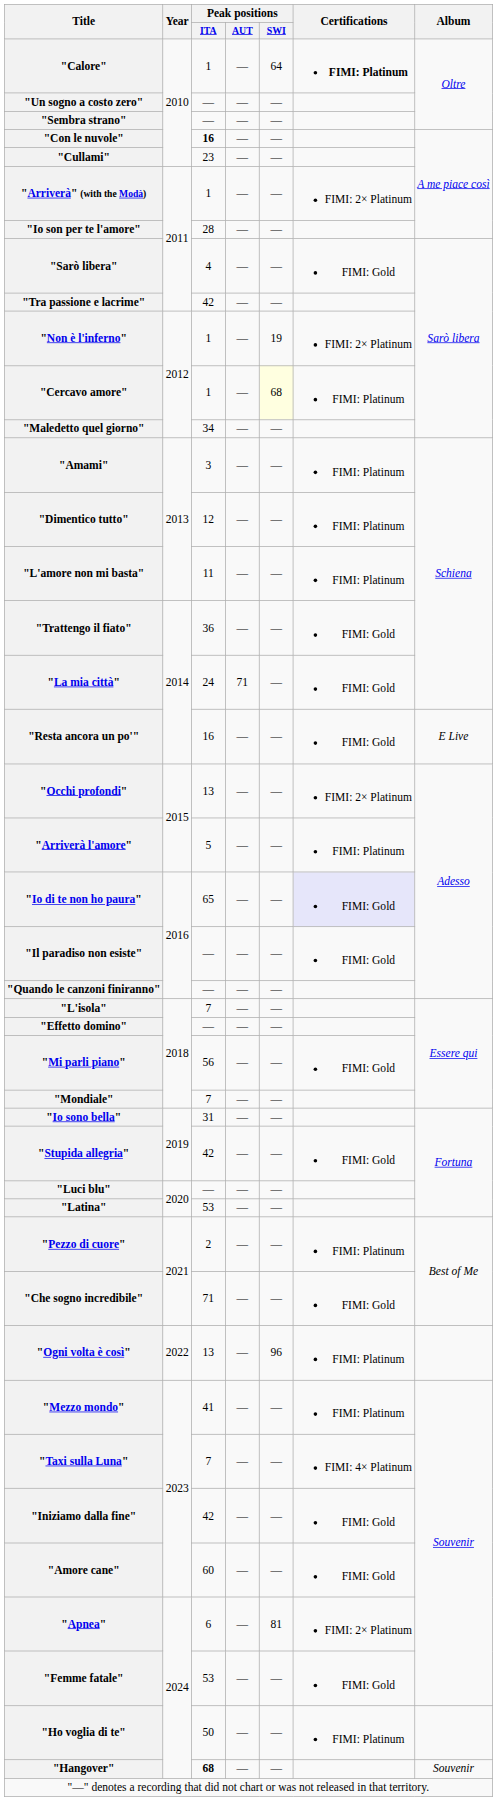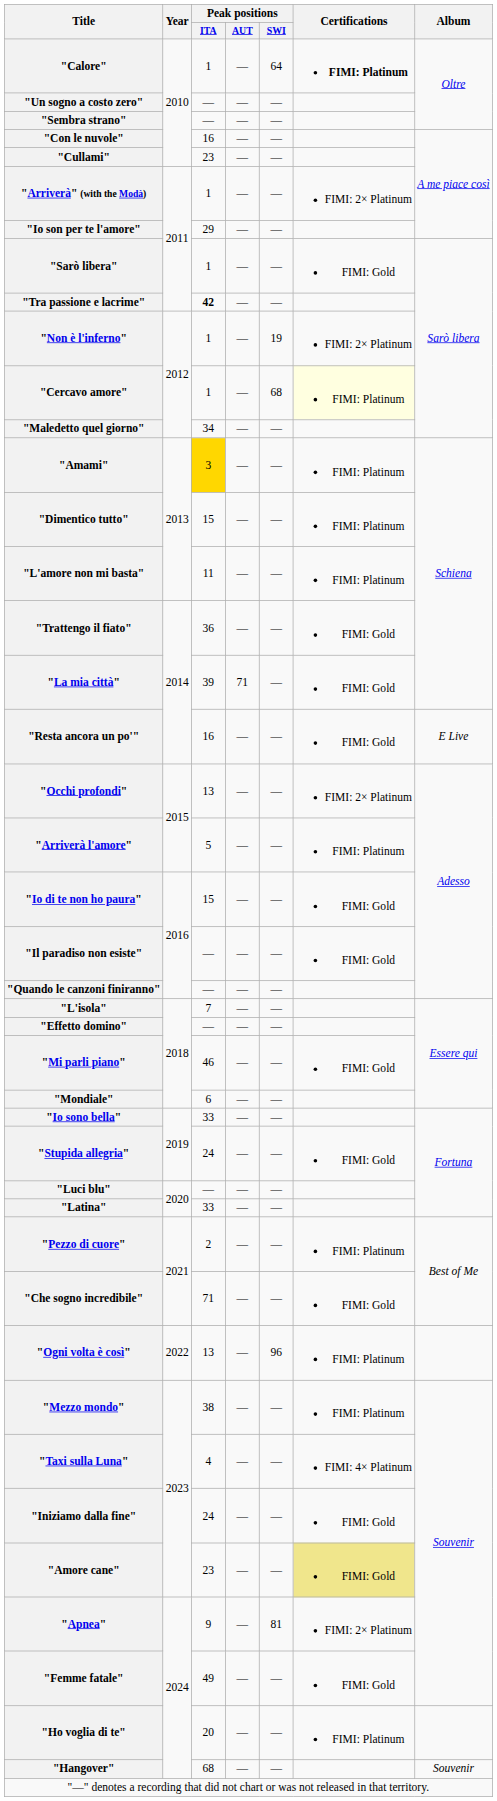(208, 138) bold -> (208, 138) normal
(208, 229) 28 -> (208, 229) 29
(208, 265) 4 -> (208, 265) 1
(208, 302) normal -> (208, 302) bold
(276, 392) lightyellow background -> (276, 392) no background
(354, 399) no background -> (354, 399) lightyellow background
(208, 465) no background -> (208, 465) gold background
(208, 519) 12 -> (208, 519) 15
(208, 682) 24 -> (208, 682) 39
(208, 899) 65 -> (208, 899) 15
(354, 906) lavender background -> (354, 906) no background
(208, 1062) 56 -> (208, 1062) 46
(208, 1099) 7 -> (208, 1099) 6
(208, 1117) 31 -> (208, 1117) 33
(208, 1153) 42 -> (208, 1153) 24
(208, 1208) 53 -> (208, 1208) 33
(208, 1407) 41 -> (208, 1407) 38
(208, 1461) 7 -> (208, 1461) 4
(208, 1515) 42 -> (208, 1515) 24
(208, 1570) 60 -> (208, 1570) 23
(354, 1576) no background -> (354, 1576) khaki background
(208, 1624) 6 -> (208, 1624) 9
(208, 1678) 53 -> (208, 1678) 49
(208, 1732) 50 -> (208, 1732) 20
(208, 1769) bold -> (208, 1769) normal
